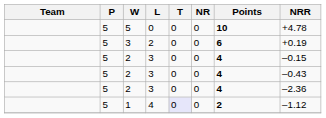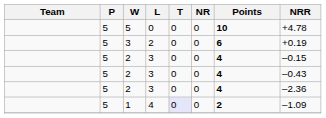(294, 105) –1.12 -> (294, 105) –1.09
